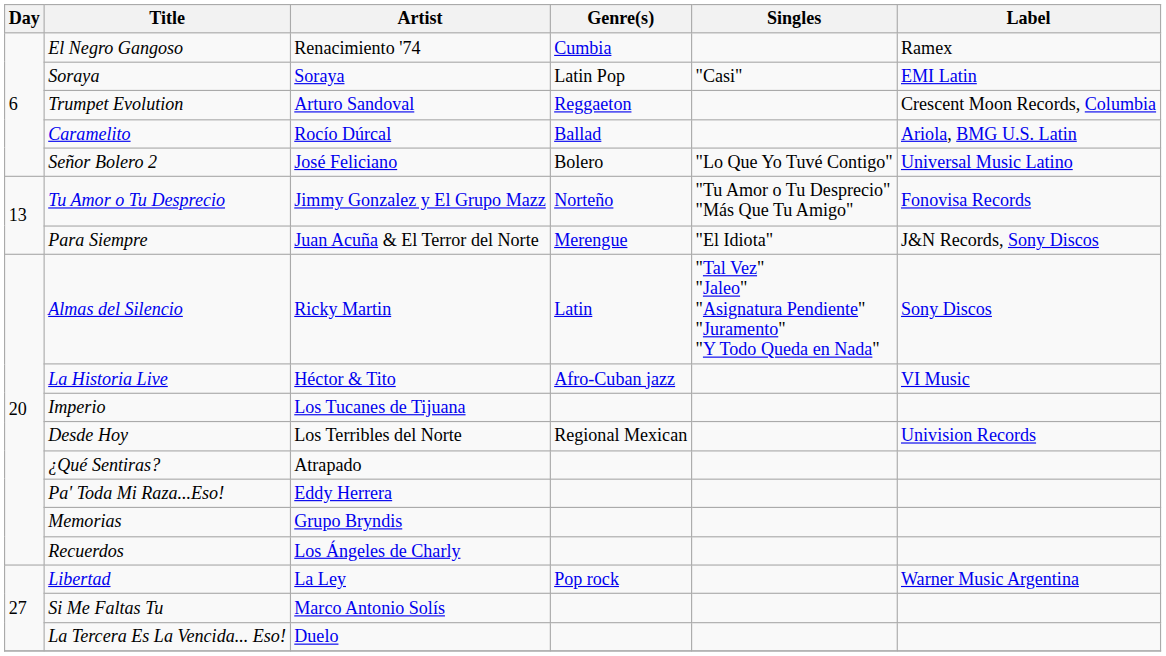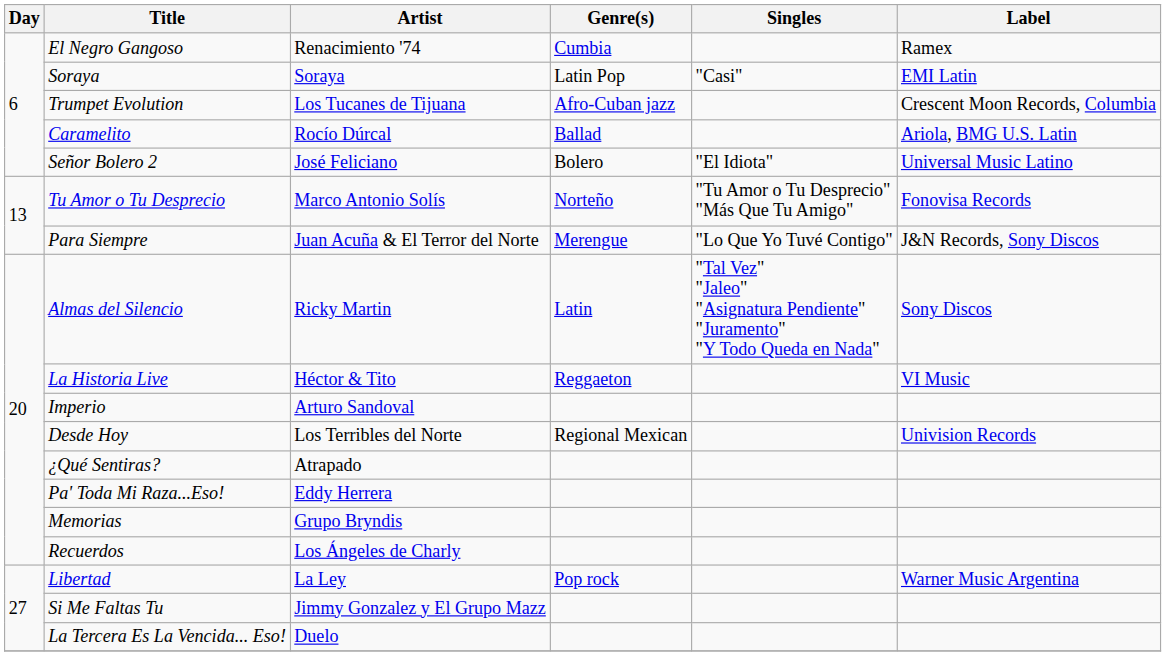(354, 104) Arturo Sandoval -> (380, 104) Los Tucanes de Tijuana
(593, 104) Reggaeton -> (615, 104) Afro-Cuban jazz
(794, 162) "Lo Que Yo Tuvé Contigo" -> (734, 162) "El Idiota"
(420, 201) Jimmy Gonzalez y El Grupo Mazz -> (370, 201) Marco Antonio Solís
(734, 239) "El Idiota" -> (794, 239) "Lo Que Yo Tuvé Contigo"
(615, 378) Afro-Cuban jazz -> (593, 378) Reggaeton
(380, 407) Los Tucanes de Tijuana -> (354, 407) Arturo Sandoval
(370, 607) Marco Antonio Solís -> (420, 607) Jimmy Gonzalez y El Grupo Mazz
